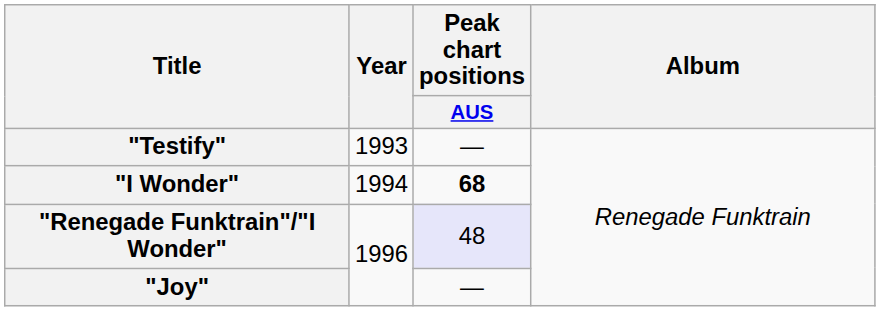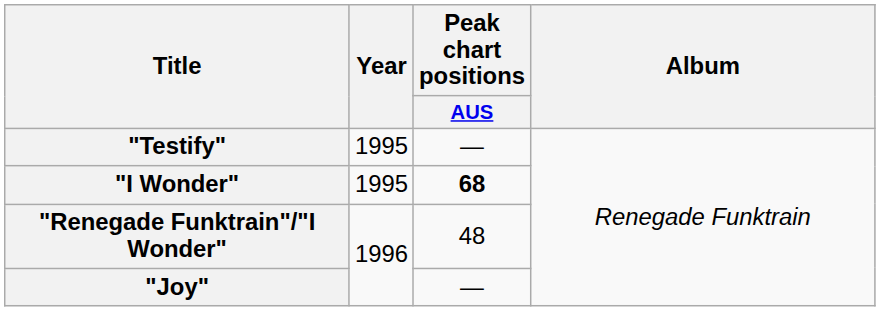(382, 146) 1993 -> (382, 146) 1995
(382, 184) 1994 -> (382, 184) 1995
(472, 235) lavender background -> (472, 235) no background
